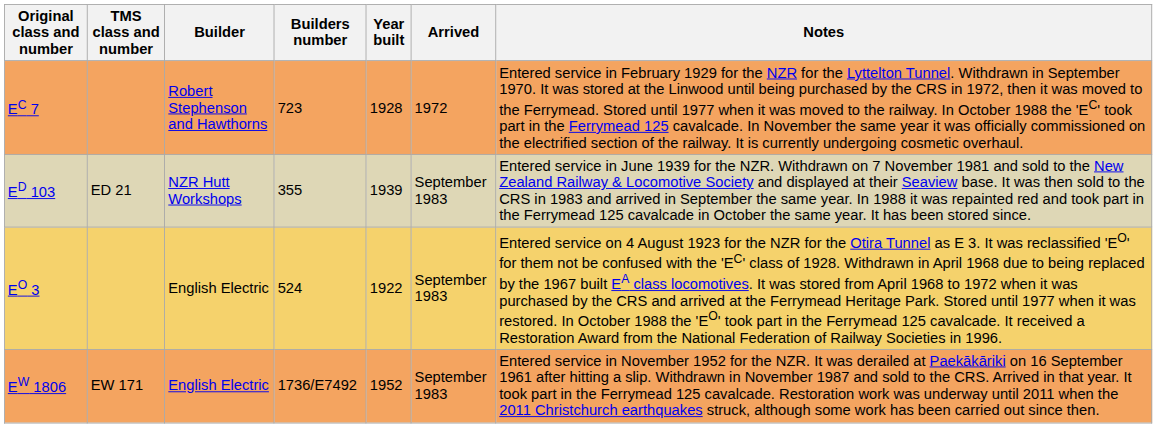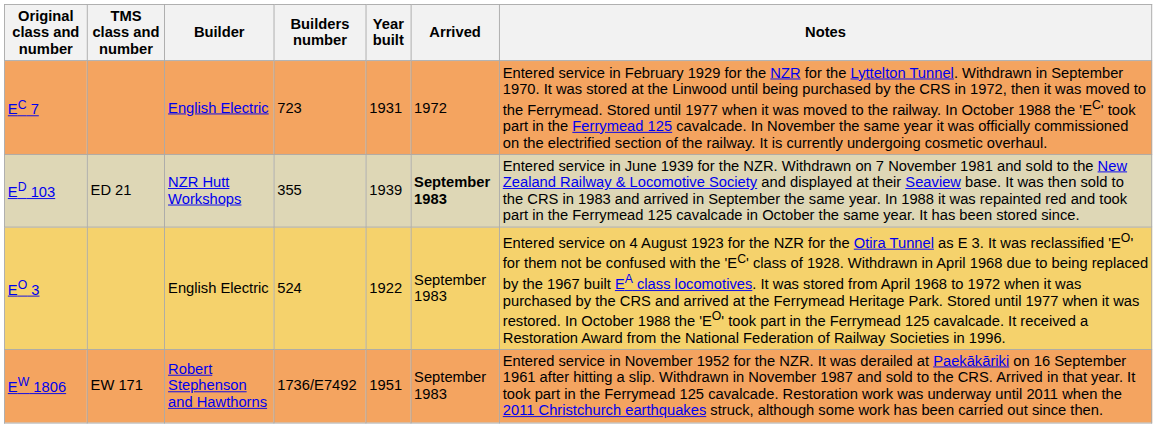(218, 107) Robert Stephenson and Hawthorns -> (218, 107) English Electric
(386, 107) 1928 -> (386, 107) 1931
(451, 191) normal -> (452, 191) bold
(219, 386) English Electric -> (218, 386) Robert Stephenson and Hawthorns
(386, 386) 1952 -> (386, 386) 1951
